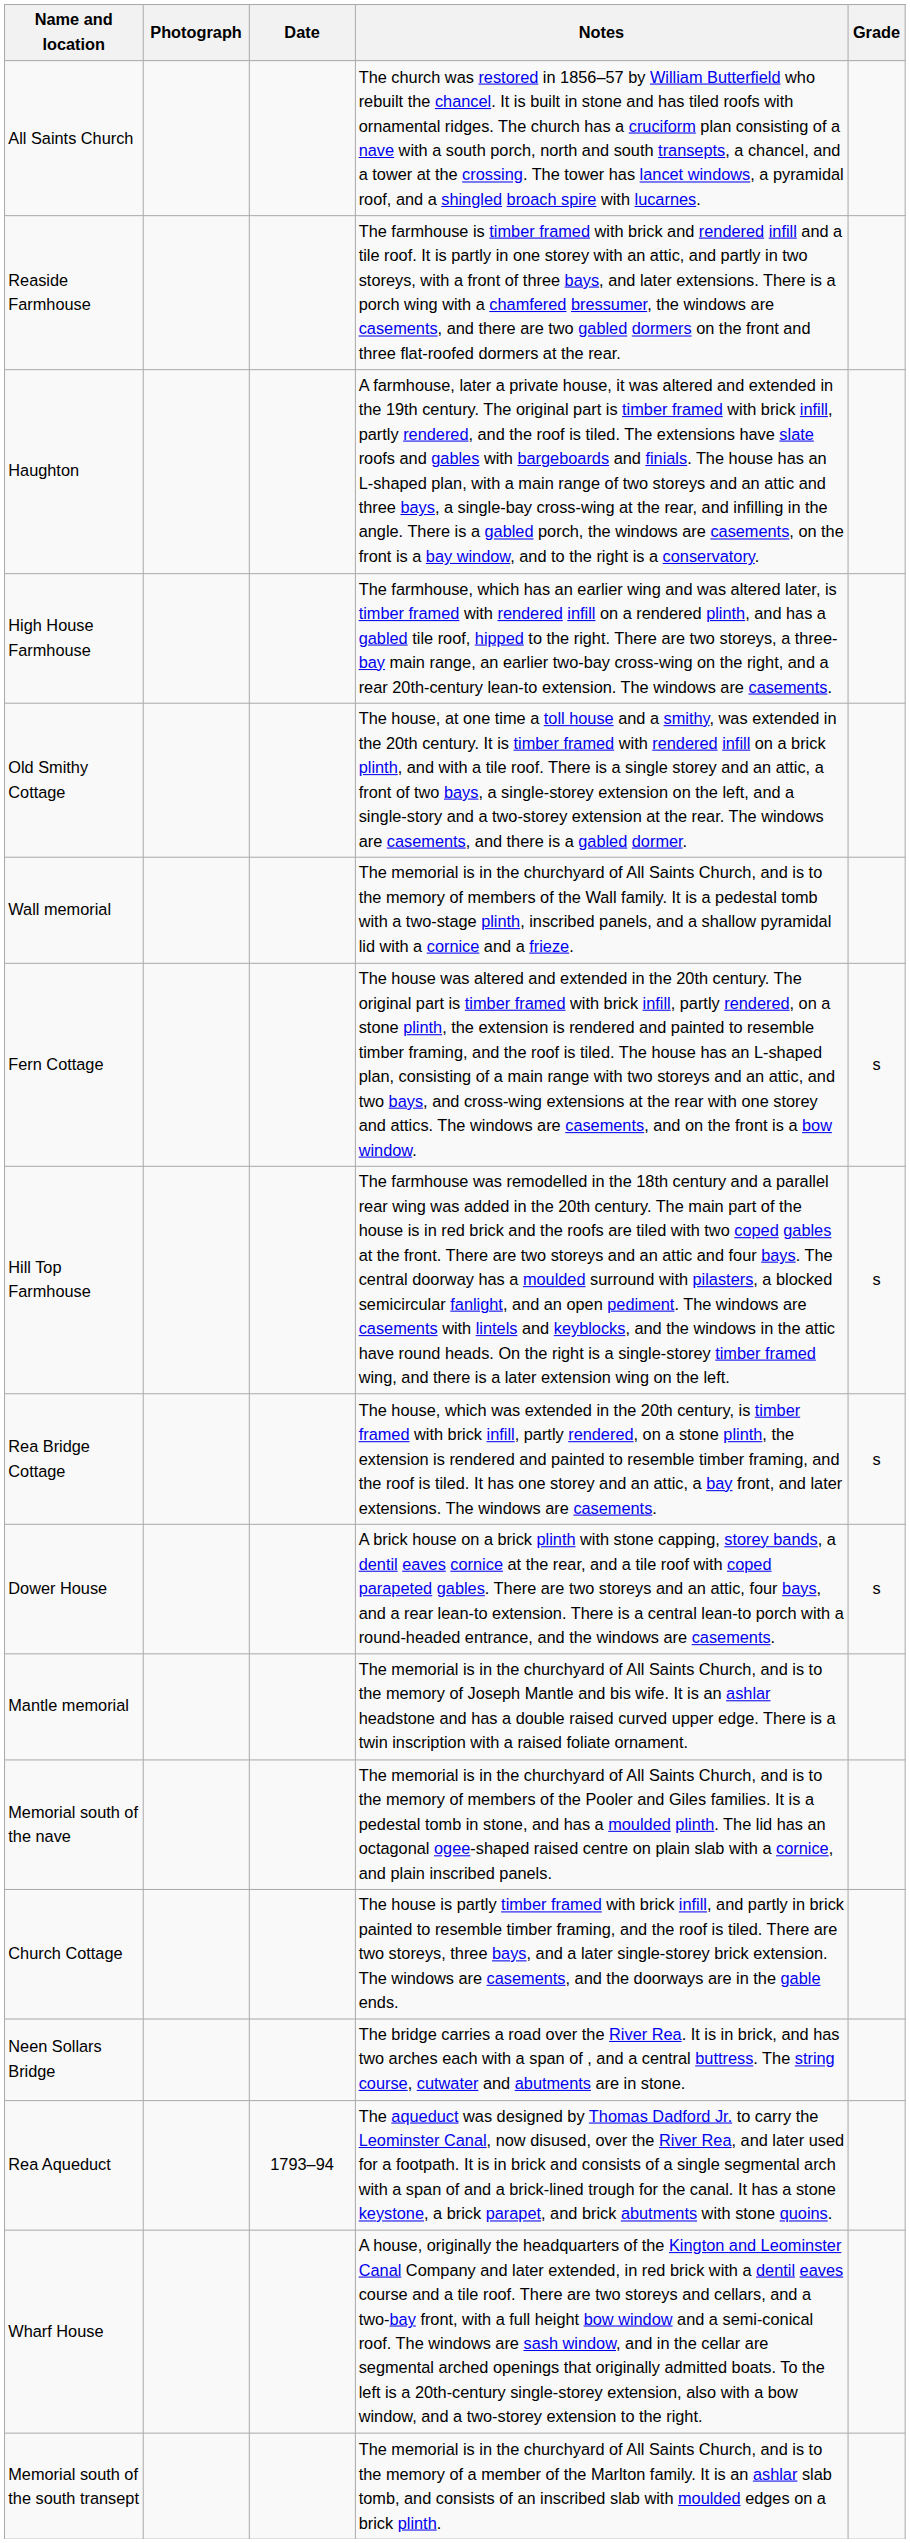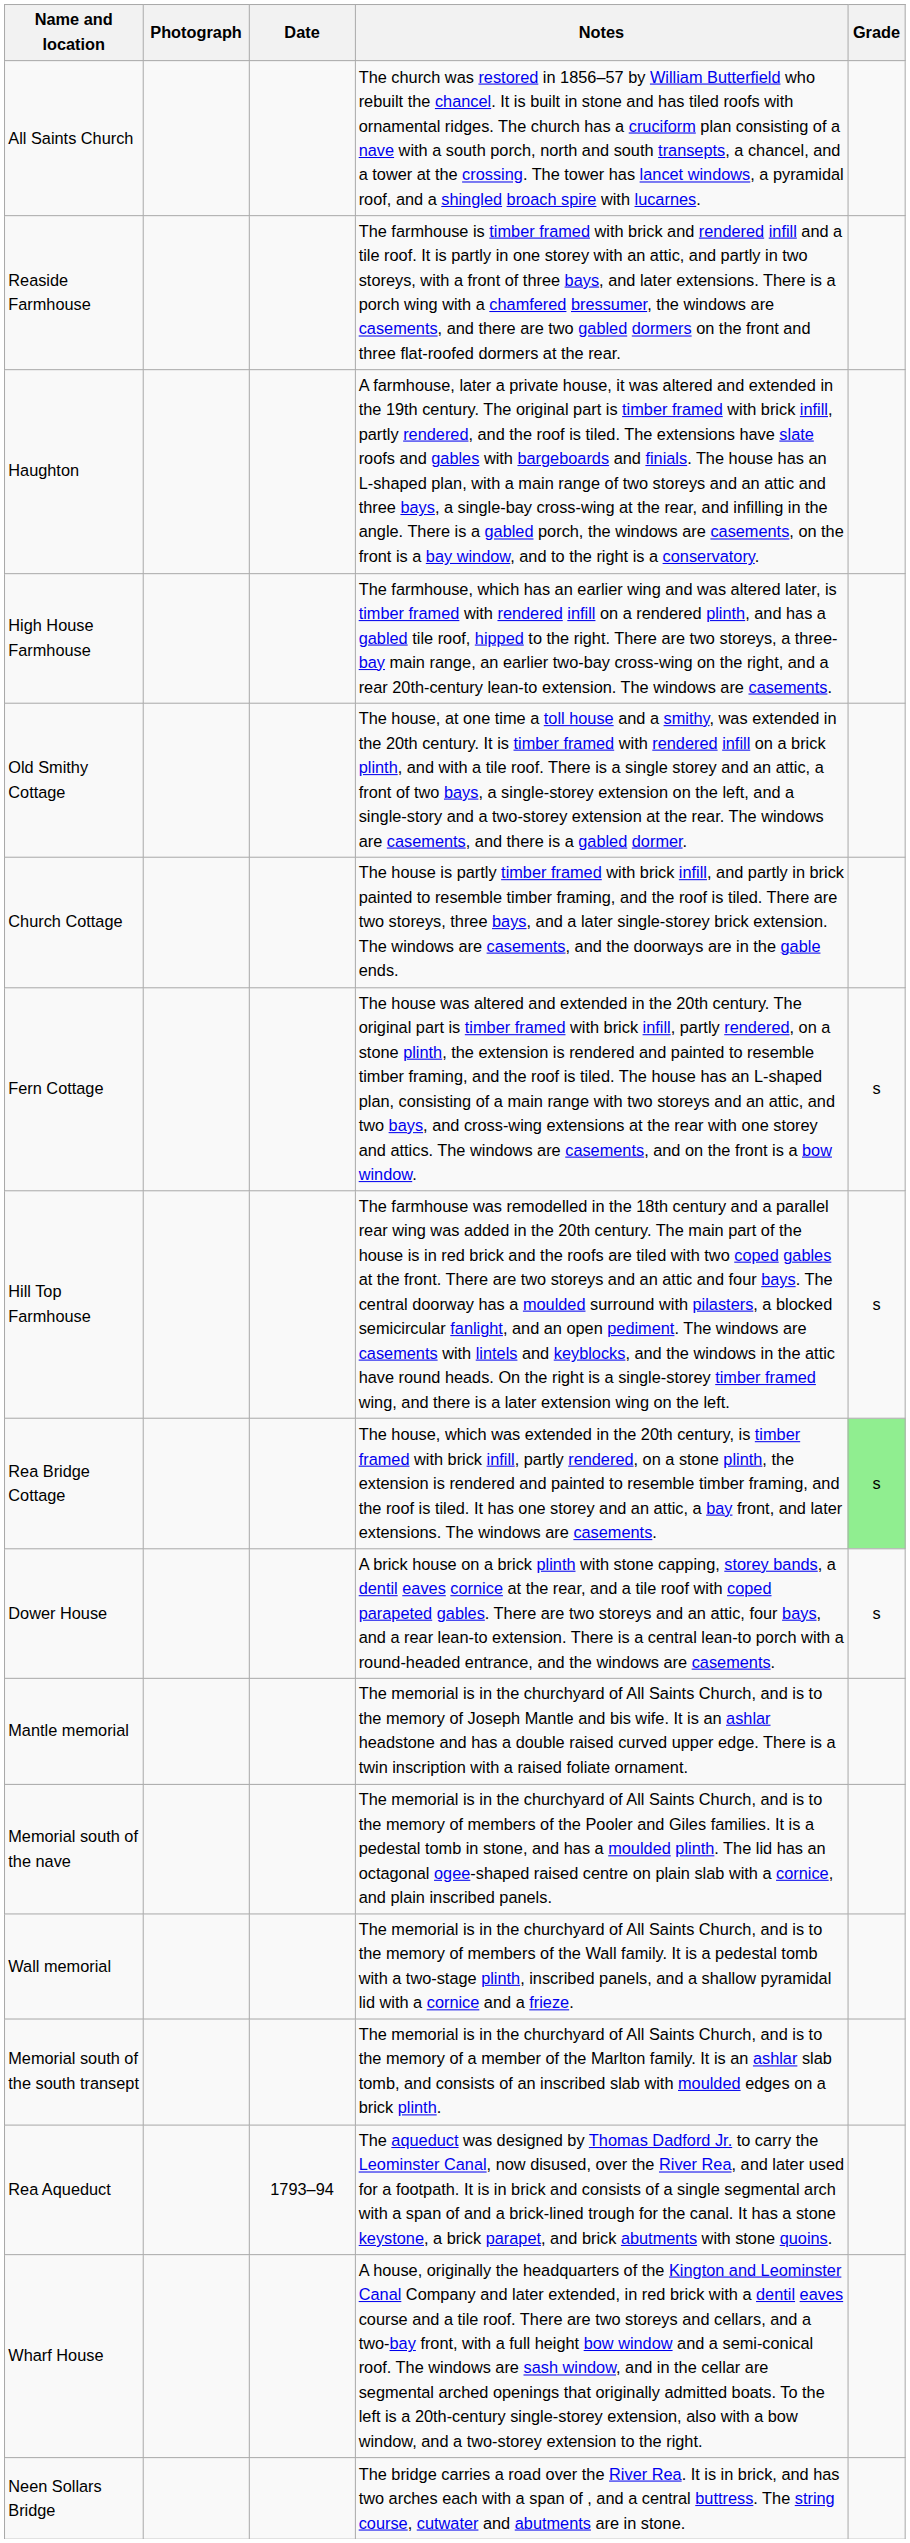rows swapped: (65, 1954) <-> (60, 910)
(876, 1459) no background -> (876, 1483) lightgreen background
rows swapped: (74, 2486) <-> (55, 2059)
